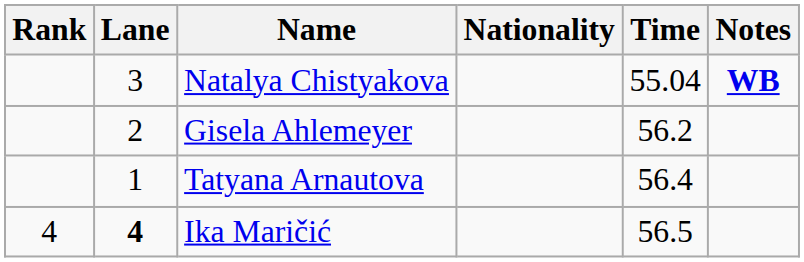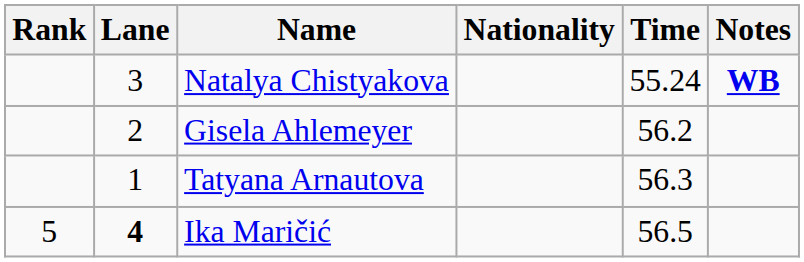(665, 79) 55.04 -> (665, 79) 55.24
(665, 180) 56.4 -> (665, 180) 56.3
(49, 230) 4 -> (49, 230) 5
